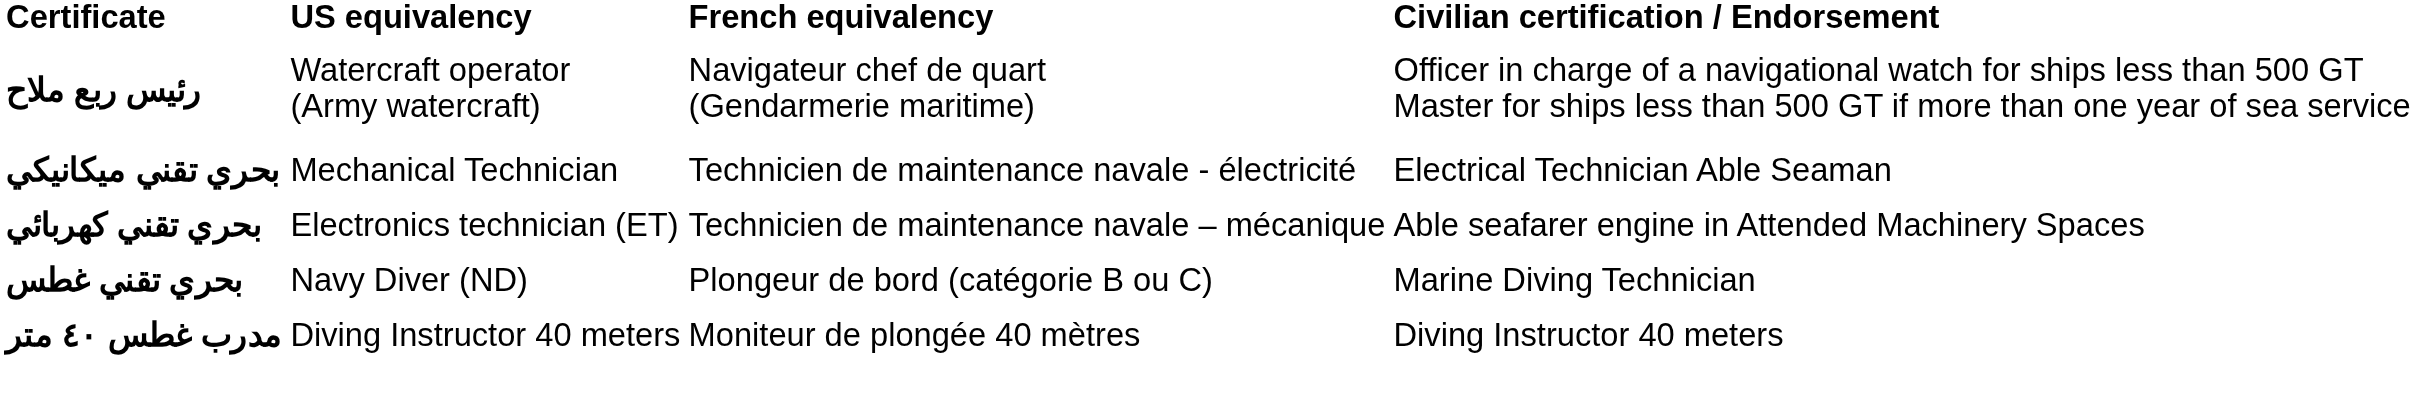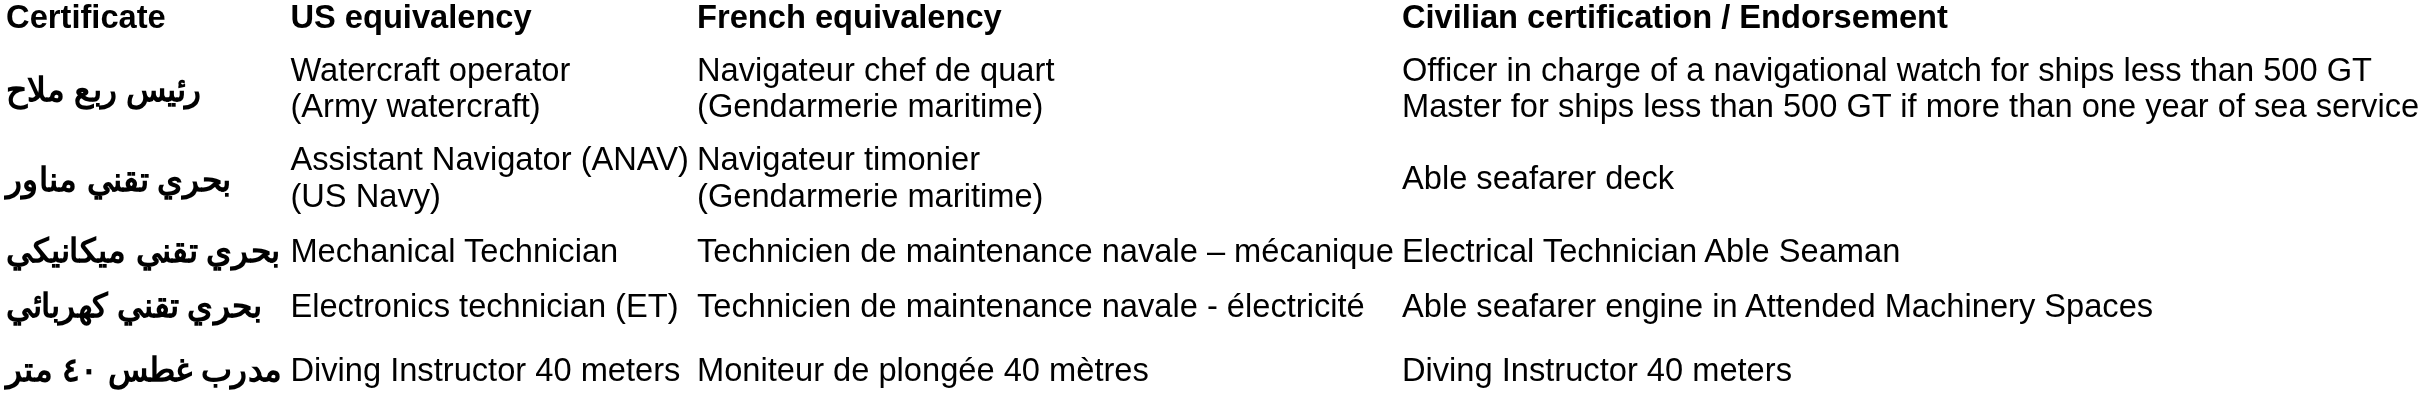+ row: (118, 179)
(1022, 168) Technicien de maintenance navale - électricité -> (1045, 250) Technicien de maintenance navale – mécanique
(1037, 224) Technicien de maintenance navale – mécanique -> (1031, 305) Technicien de maintenance navale - électricité
- row: (124, 280)
